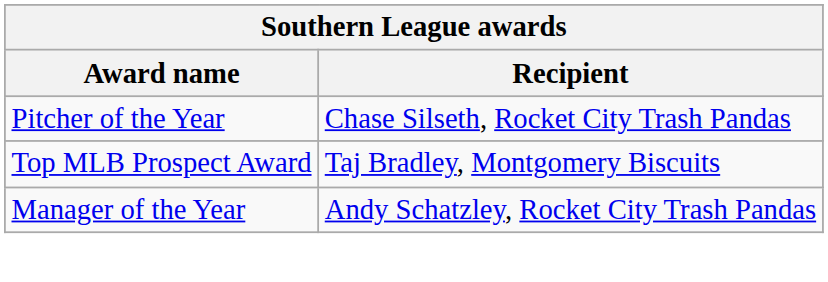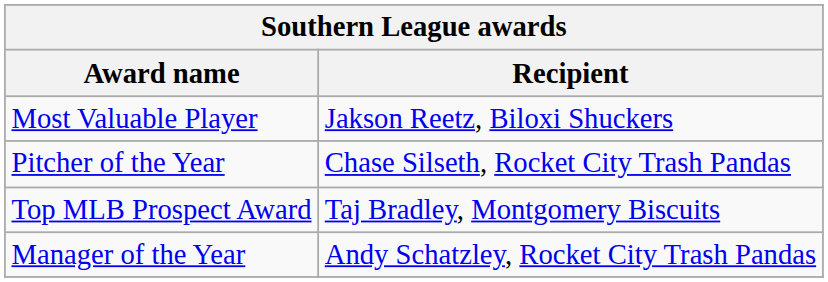+ row: (135, 118)
